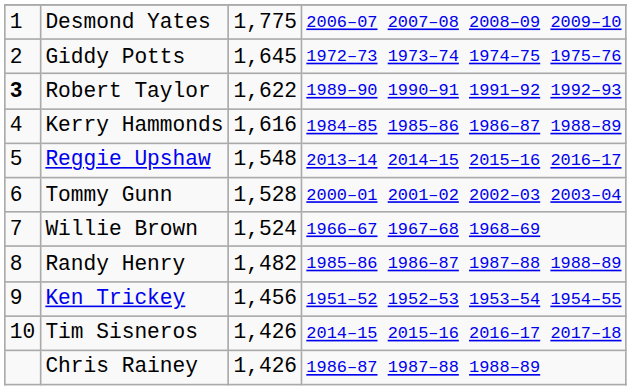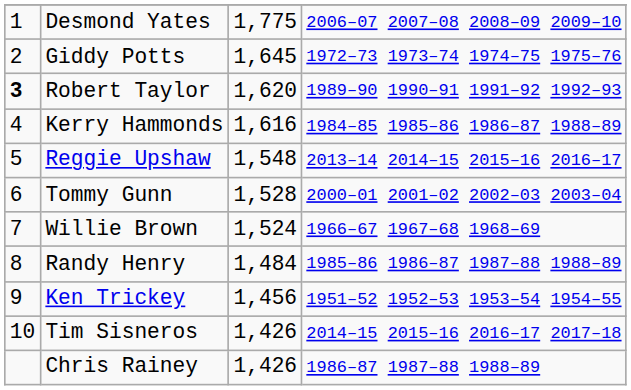(265, 91) 1,622 -> (265, 91) 1,620
(265, 264) 1,482 -> (265, 264) 1,484
